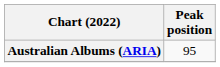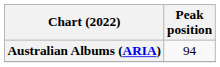(190, 51) 95 -> (190, 51) 94
